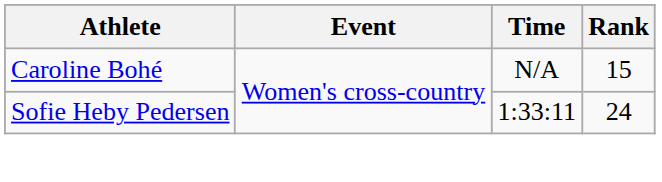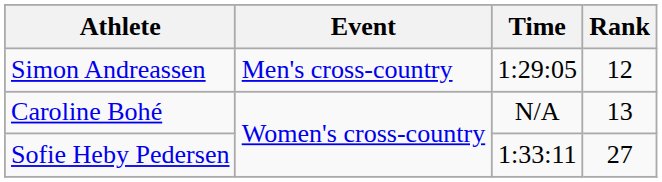+ row: (108, 69)
(619, 69) 15 -> (620, 112) 13
(619, 112) 24 -> (620, 155) 27
